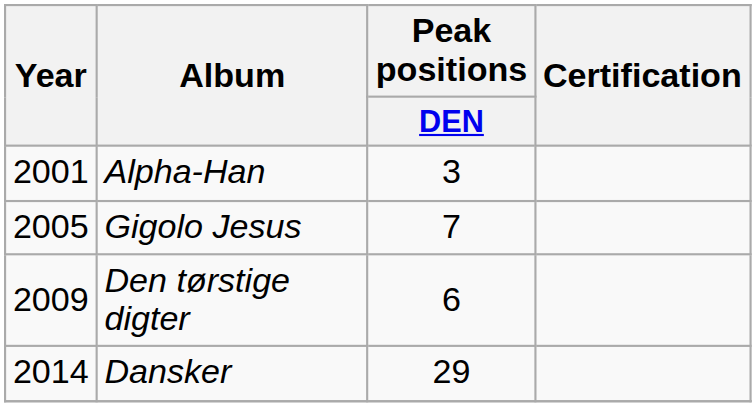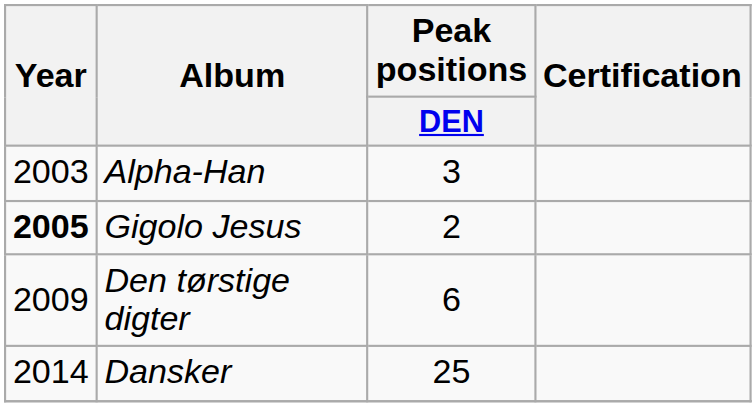(51, 172) 2001 -> (51, 172) 2003
(51, 226) normal -> (51, 226) bold
(451, 226) 7 -> (451, 226) 2
(451, 372) 29 -> (451, 372) 25
